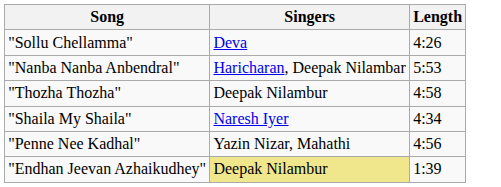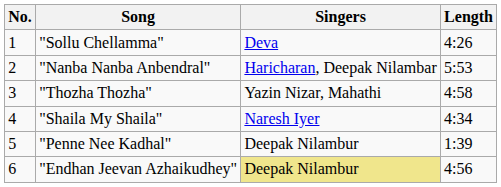+ column: (20, 17)
(271, 93) Deepak Nilambur -> (313, 93) Yazin Nizar, Mahathi
(282, 144) Yazin Nizar, Mahathi -> (301, 144) Deepak Nilambur
(427, 144) 4:56 -> (458, 144) 1:39
(427, 169) 1:39 -> (458, 169) 4:56
